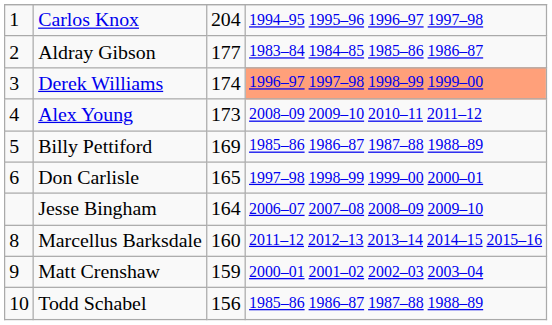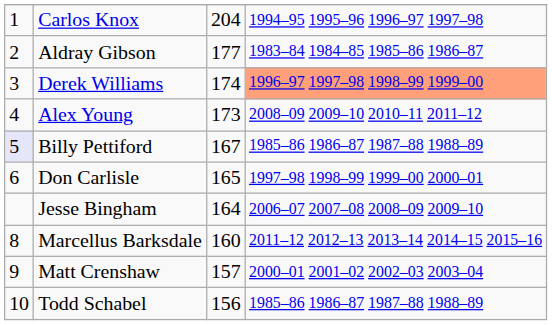(14, 146) no background -> (14, 146) lavender background
(226, 146) 169 -> (226, 146) 167
(226, 271) 159 -> (226, 271) 157
